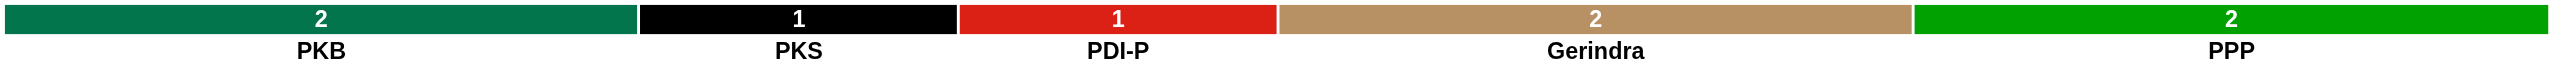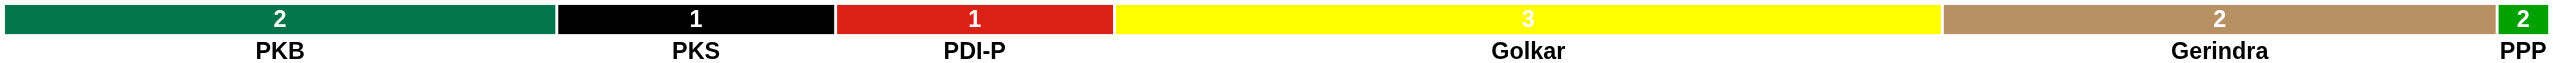+ column: (1528, 19)
